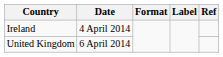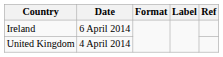(105, 28) 4 April 2014 -> (105, 28) 6 April 2014
(105, 44) 6 April 2014 -> (105, 44) 4 April 2014
